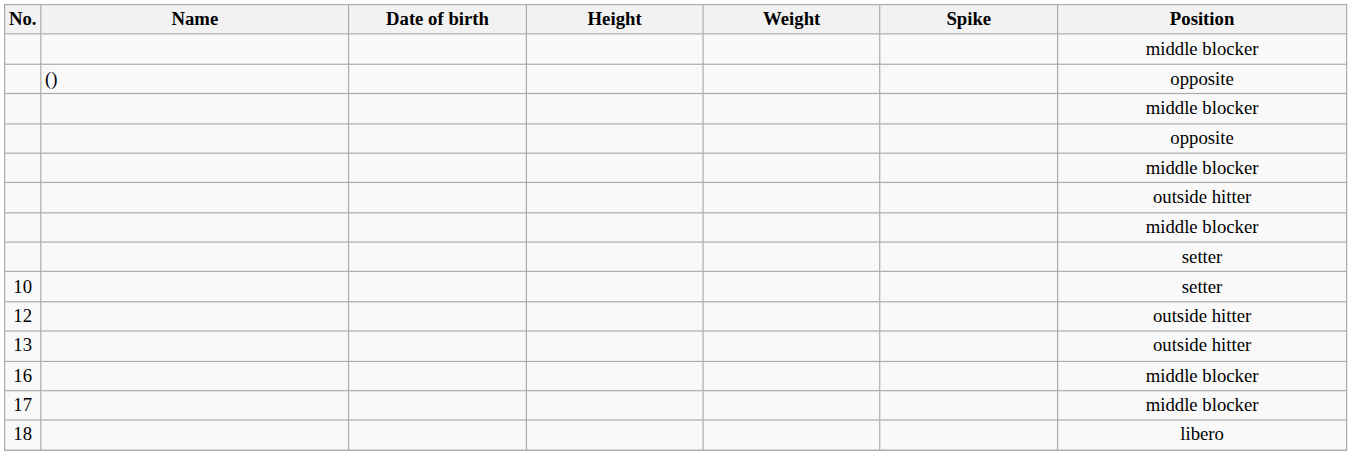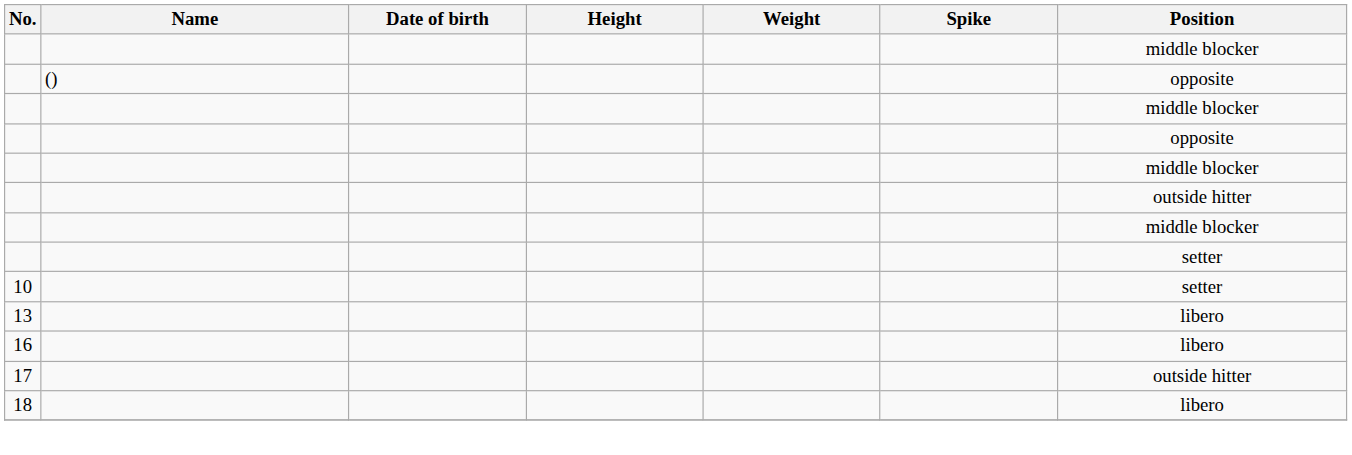- row: (23, 316)
(1202, 345) outside hitter -> (1202, 316) libero
(1202, 375) middle blocker -> (1202, 345) libero
(1202, 405) middle blocker -> (1202, 375) outside hitter
